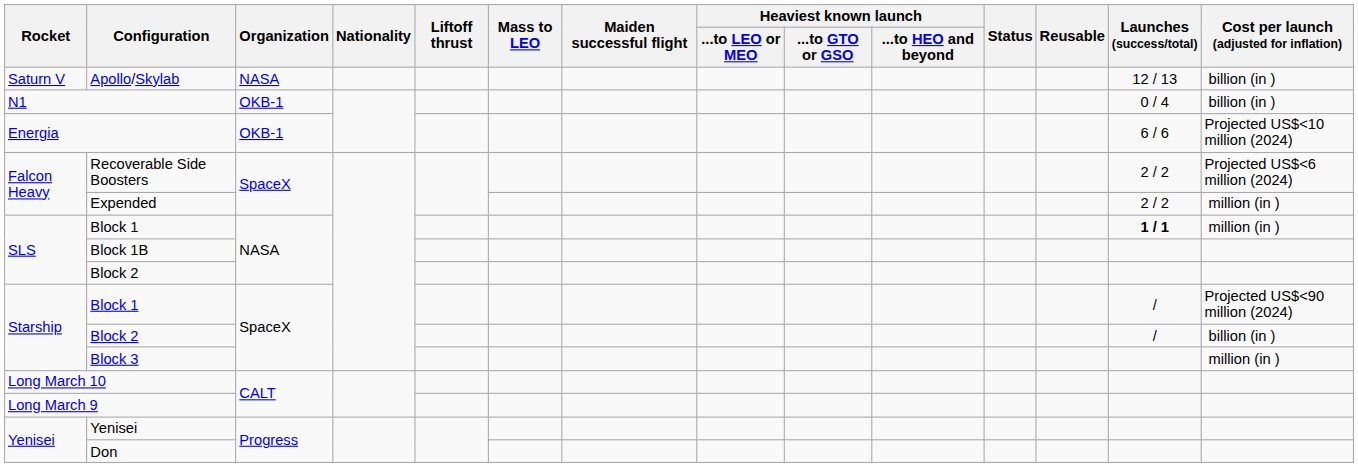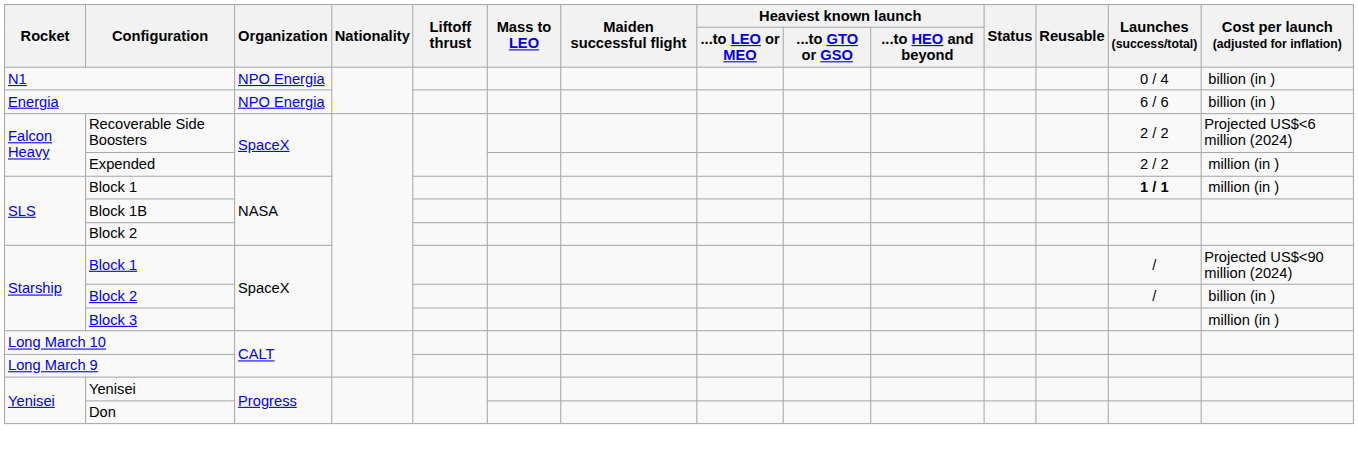- row: (37, 78)
(261, 101) OKB-1 -> (281, 78) NPO Energia
(261, 133) OKB-1 -> (281, 101) NPO Energia
(1264, 133) Projected US$<10 million (2024) -> (1240, 101) billion (in )
